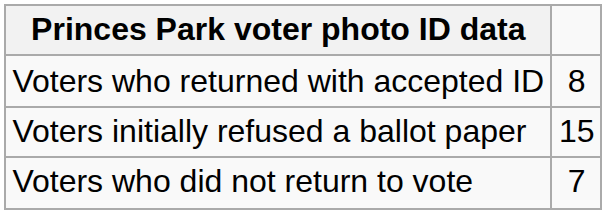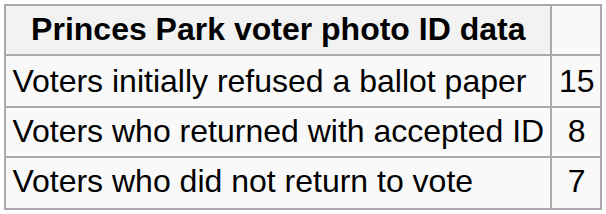rows swapped: (269, 131) <-> (278, 80)
